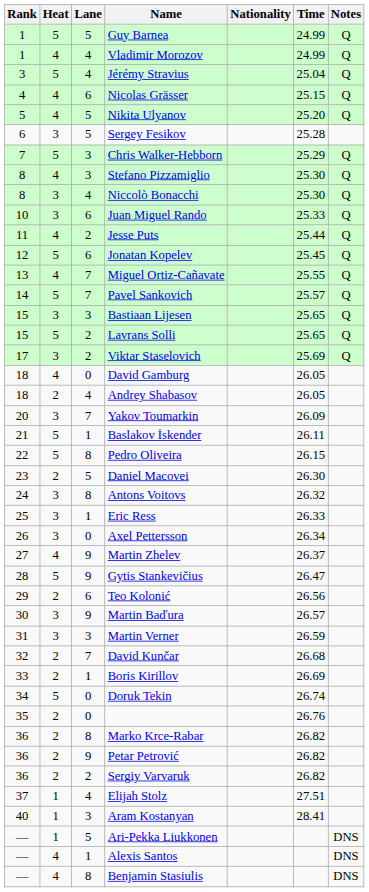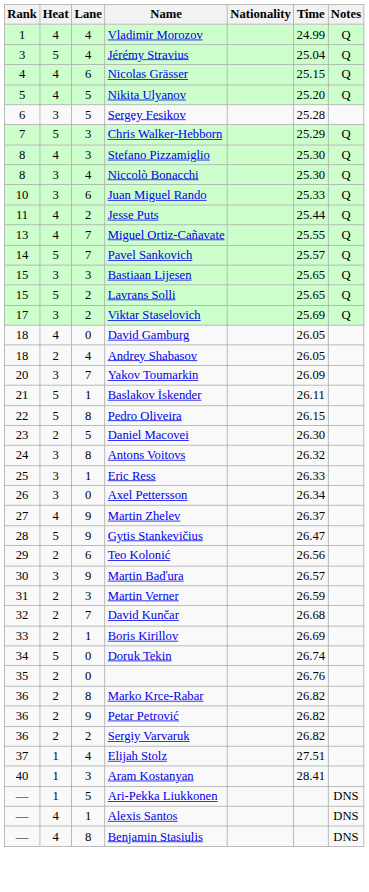- row: (138, 34)
- row: (150, 255)
(56, 635) 3 -> (56, 595) 2
